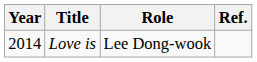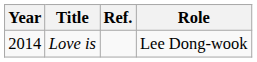columns swapped: (157, 17) <-> (233, 17)
